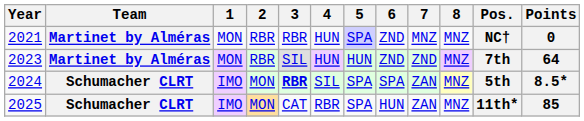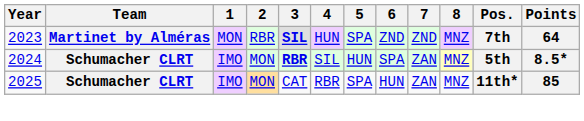- row: (25, 38)
(295, 60) normal -> (295, 38) bold
(359, 60) HUN -> (359, 38) SPA
(359, 83) SPA -> (359, 60) HUN
